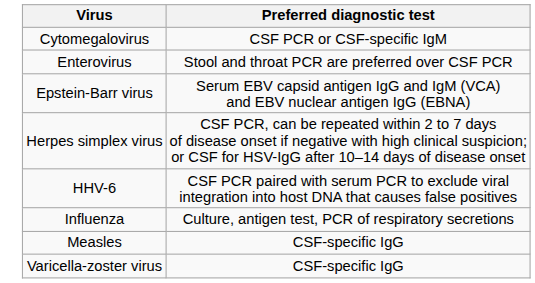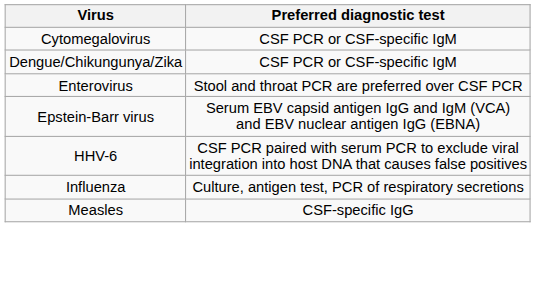+ row: (96, 62)
- row: (94, 141)
- row: (94, 266)
